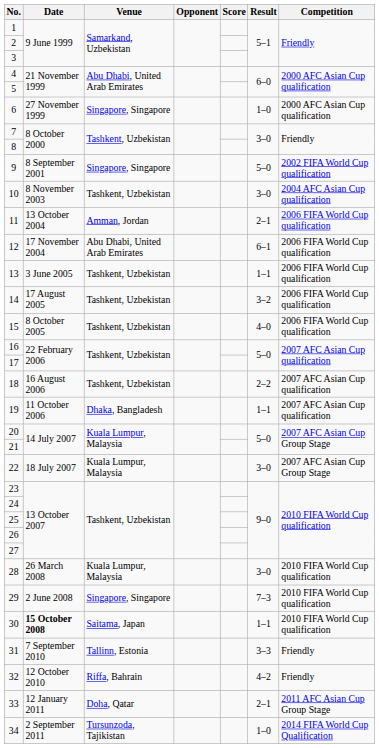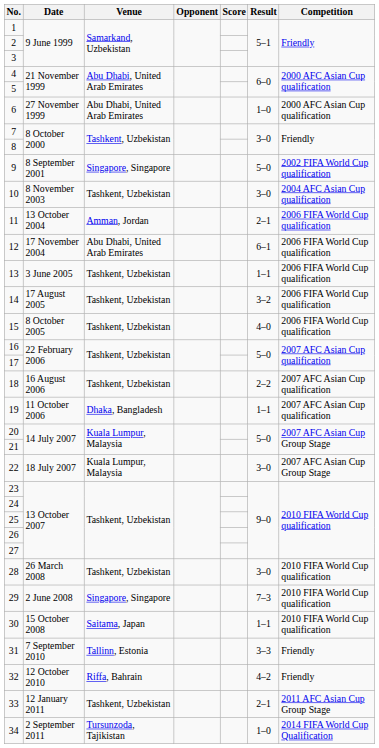(128, 110) Singapore, Singapore -> (124, 110) Abu Dhabi, United Arab Emirates
(116, 571) Kuala Lumpur, Malaysia -> (128, 571) Tashkent, Uzbekistan
(49, 624) bold -> (47, 624) normal
(110, 704) Doha, Qatar -> (128, 704) Tashkent, Uzbekistan
